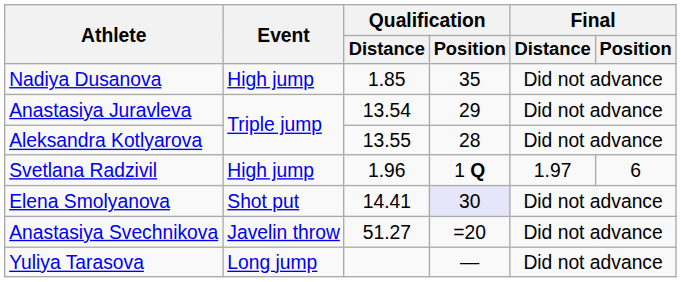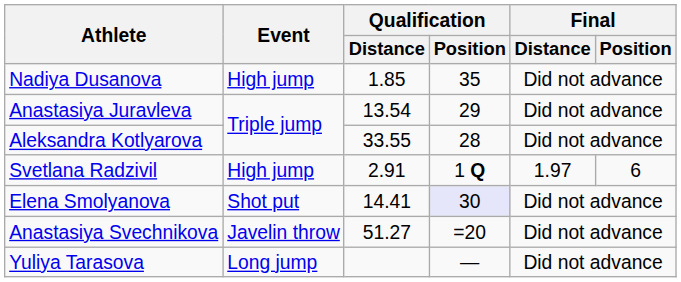(387, 141) 13.55 -> (387, 141) 33.55
(387, 171) 1.96 -> (387, 171) 2.91
